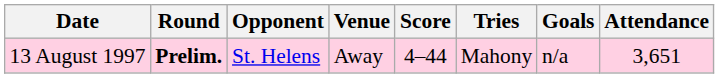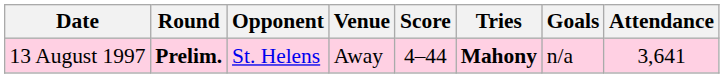(496, 55) normal -> (499, 55) bold
(657, 55) 3,651 -> (662, 55) 3,641
